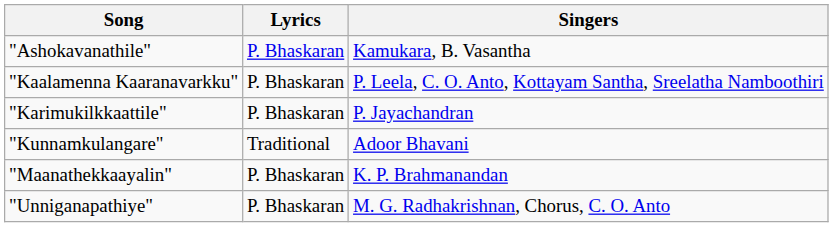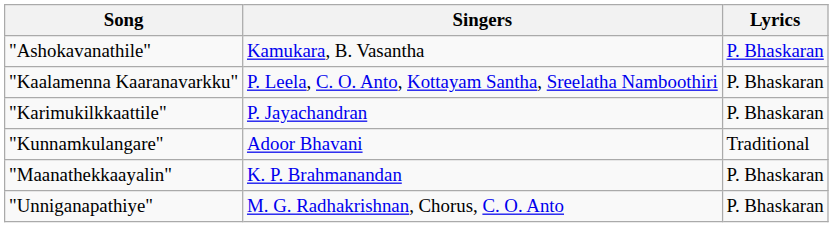columns swapped: (588, 20) <-> (296, 20)
